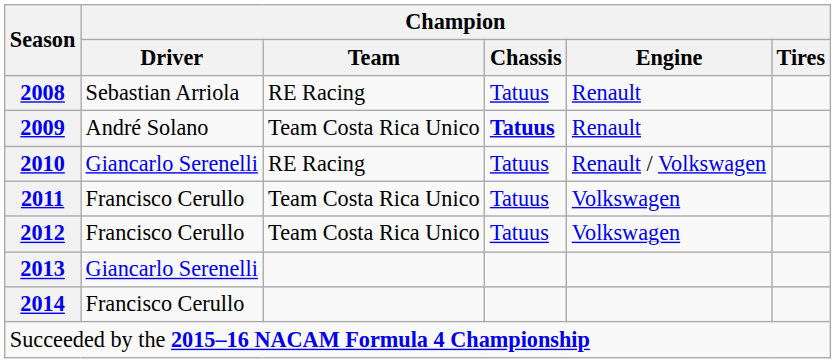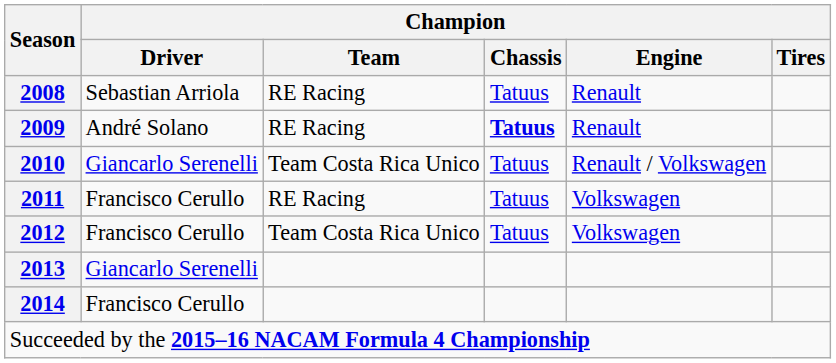(374, 127) Team Costa Rica Unico -> (317, 127) RE Racing
(317, 163) RE Racing -> (374, 163) Team Costa Rica Unico
(374, 198) Team Costa Rica Unico -> (317, 198) RE Racing
